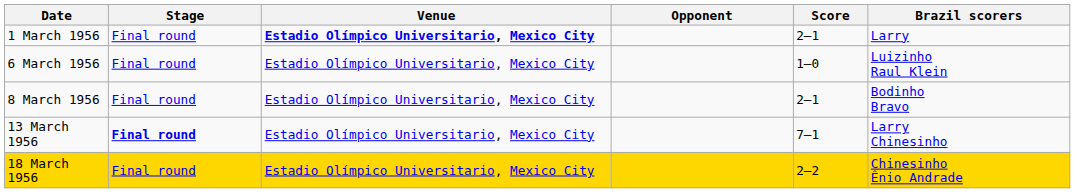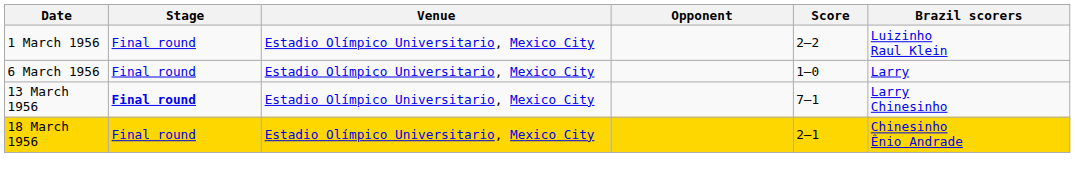(430, 36) bold -> (430, 43) normal
(808, 36) 2–1 -> (808, 43) 2–2
(890, 36) Larry -> (909, 43) Luizinho Raul Klein
(909, 64) Luizinho Raul Klein -> (890, 71) Larry
- row: (54, 99)
(808, 170) 2–2 -> (808, 135) 2–1
